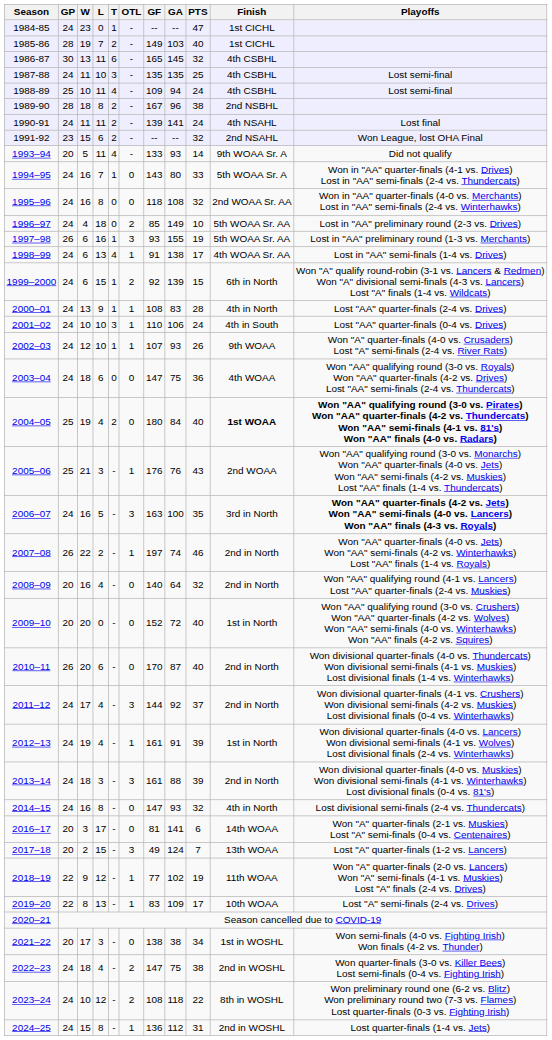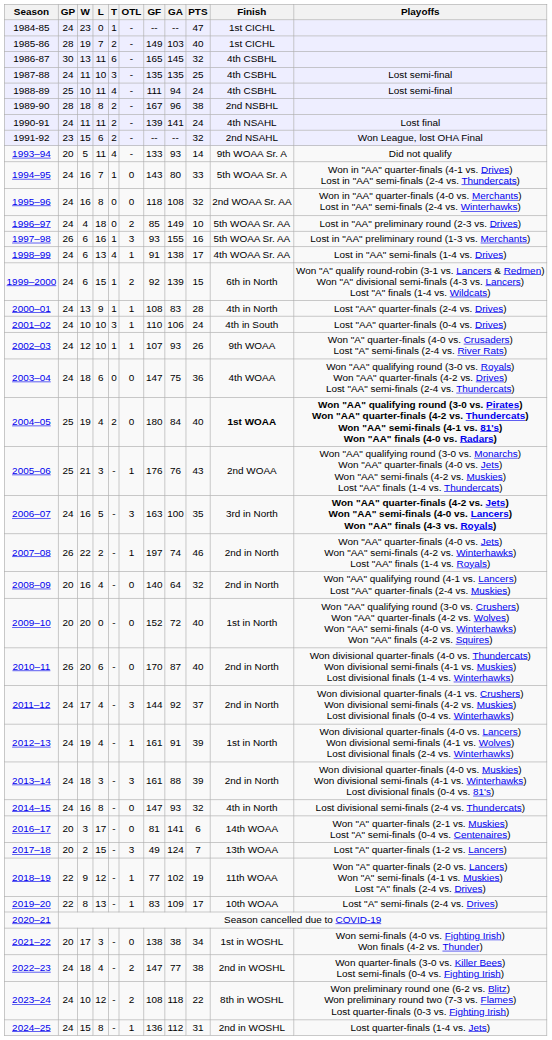(154, 91) 109 -> (154, 91) 111
(198, 239) 19 -> (198, 239) 16
(175, 968) 75 -> (175, 968) 77
